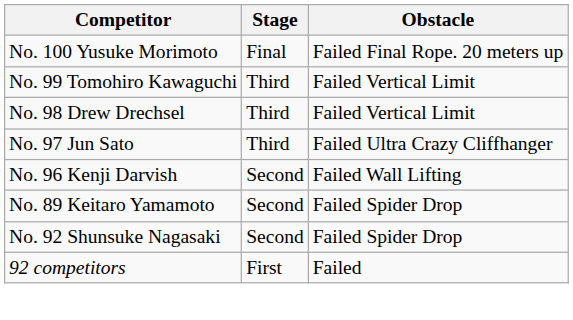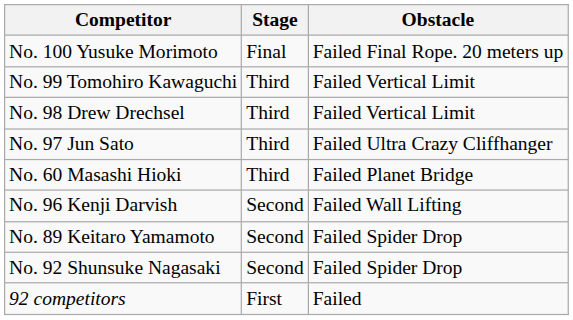+ row: (95, 174)
